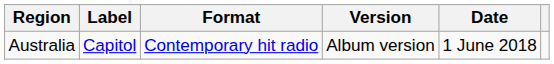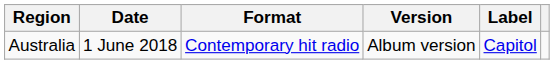columns swapped: (490, 18) <-> (110, 18)
